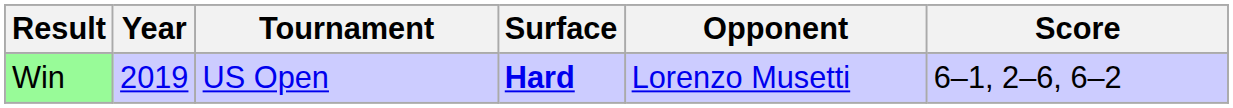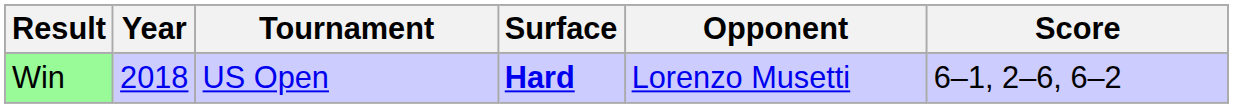(154, 77) 2019 -> (154, 77) 2018
